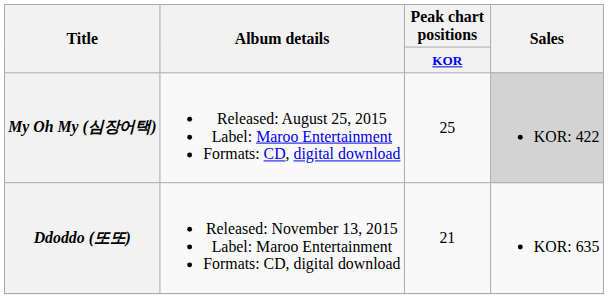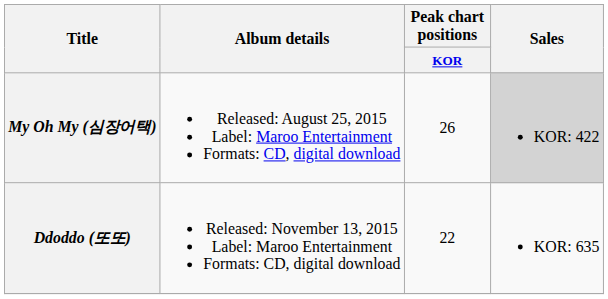(447, 127) 25 -> (447, 127) 26
(447, 237) 21 -> (447, 237) 22
